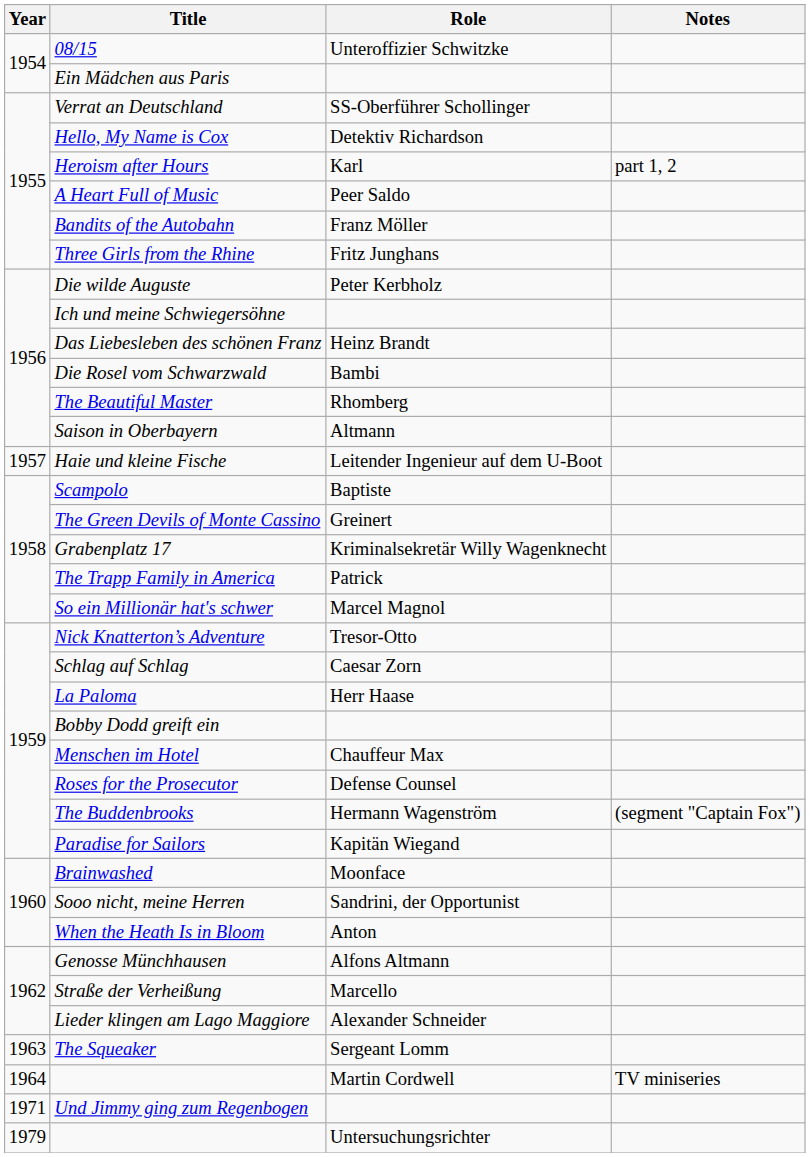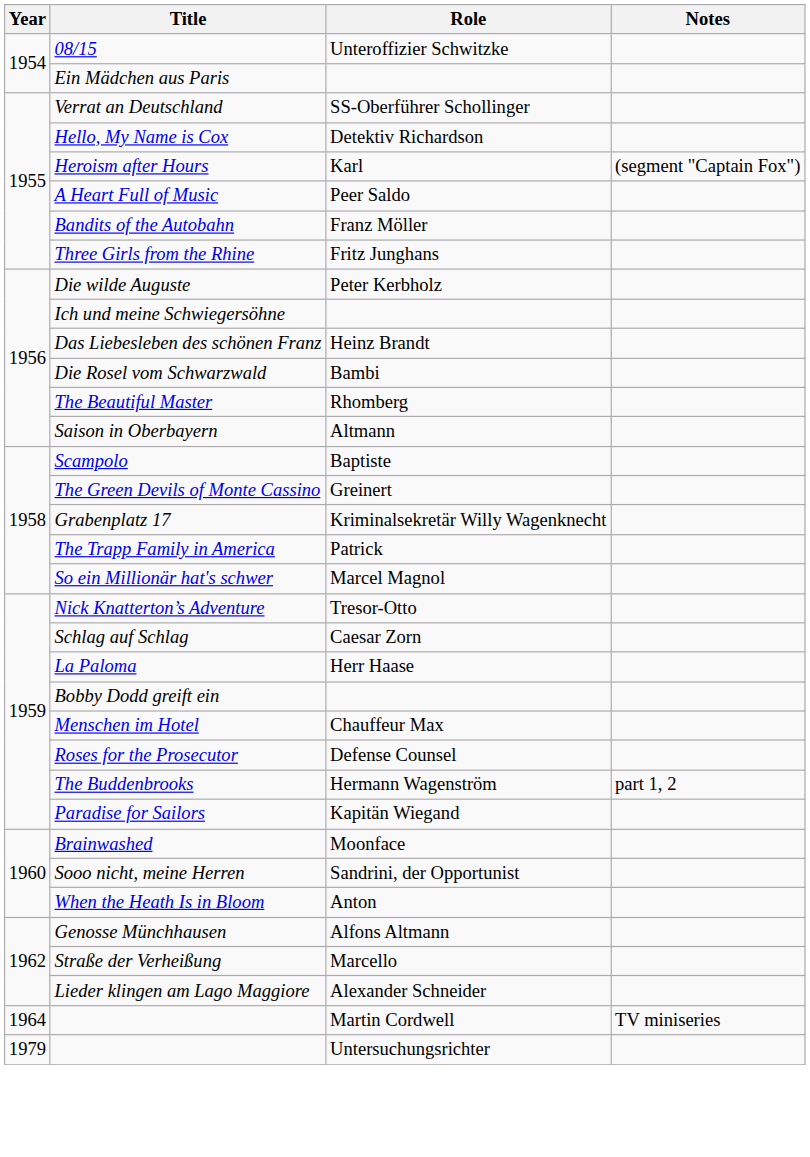(646, 166) part 1, 2 -> (708, 166) (segment "Captain Fox")
- row: (140, 460)
(708, 813) (segment "Captain Fox") -> (646, 784) part 1, 2
- row: (105, 1049)
- row: (181, 1108)
